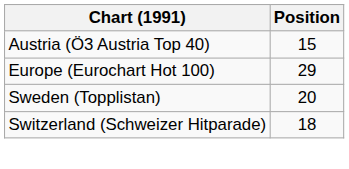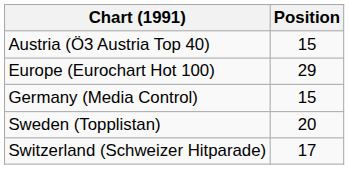+ row: (103, 97)
(307, 124) 18 -> (307, 151) 17
